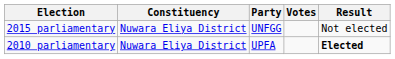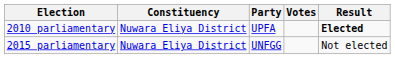rows swapped: (61, 45) <-> (61, 29)
